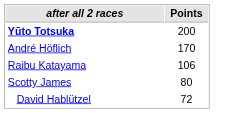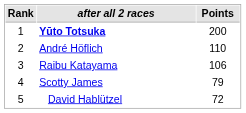+ column: (21, 14)
(186, 48) 170 -> (218, 48) 110
(186, 82) 80 -> (218, 82) 79
